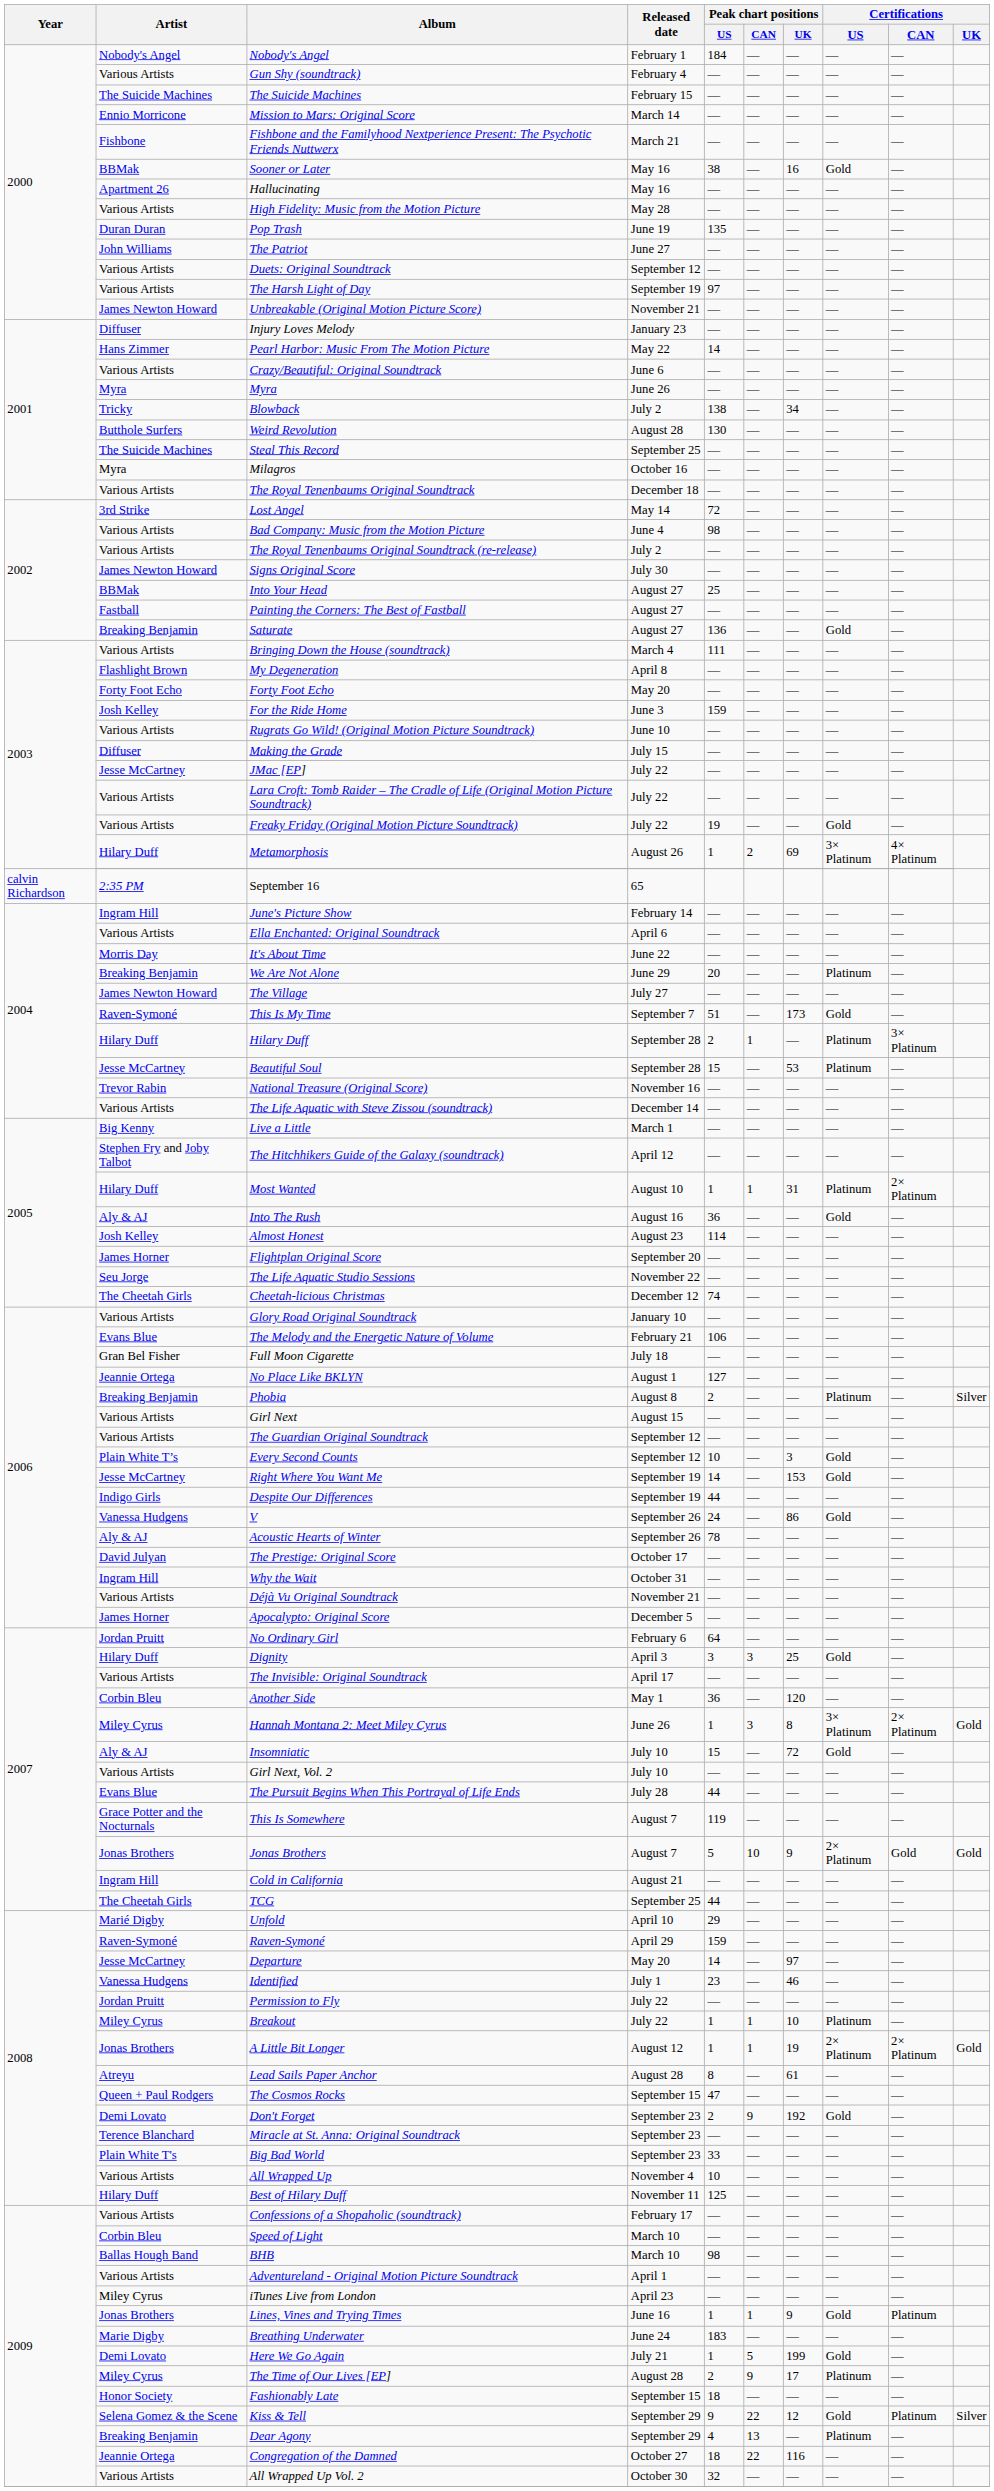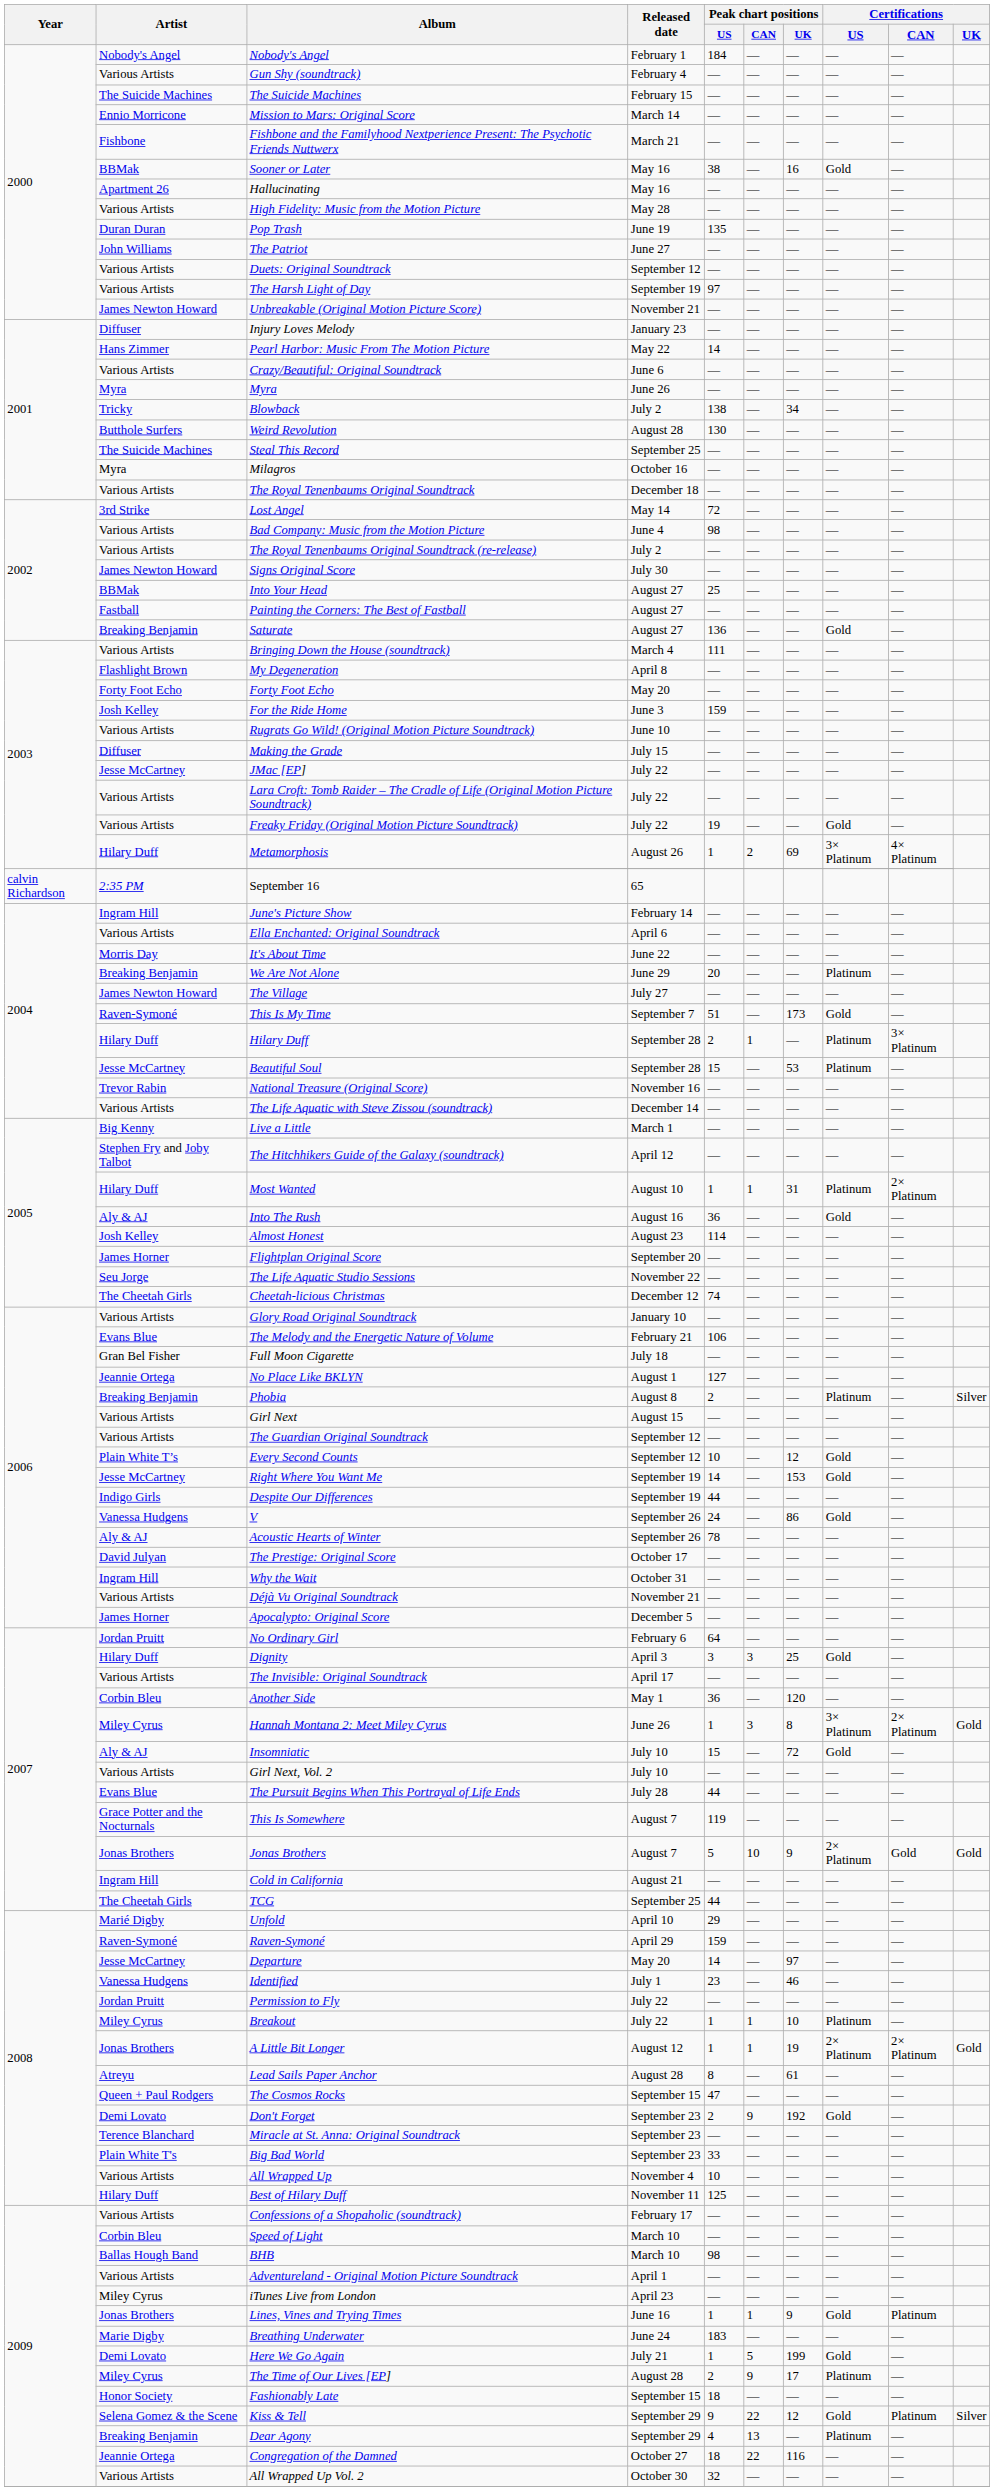(789, 1457) 3 -> (793, 1457) 12
